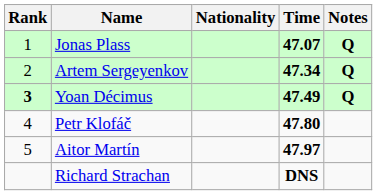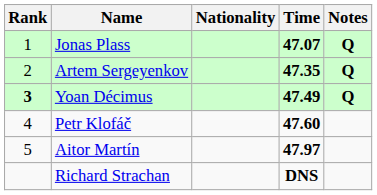(302, 70) 47.34 -> (302, 70) 47.35
(302, 123) 47.80 -> (302, 123) 47.60
